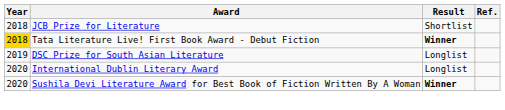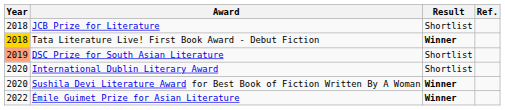(17, 55) no background -> (17, 55) lightsalmon background
(446, 55) Longlist -> (449, 55) Shortlist
(446, 69) Longlist -> (449, 69) Shortlist
+ row: (136, 98)
